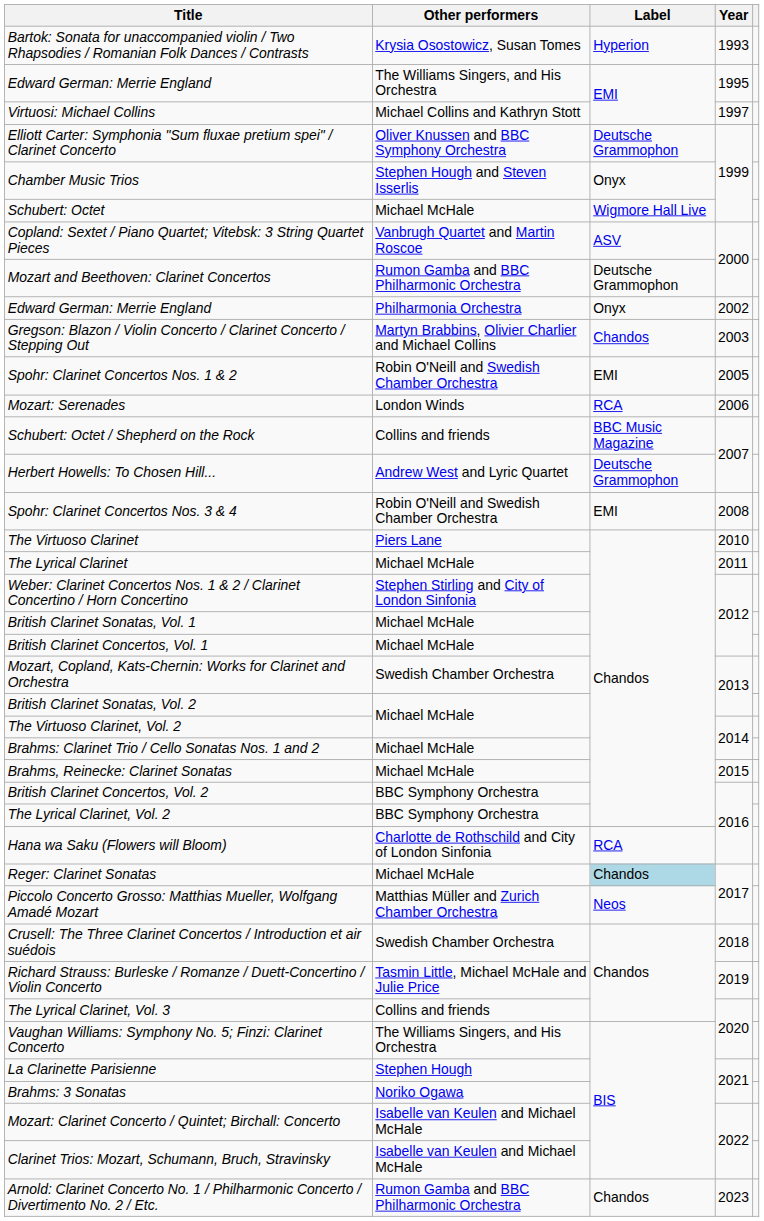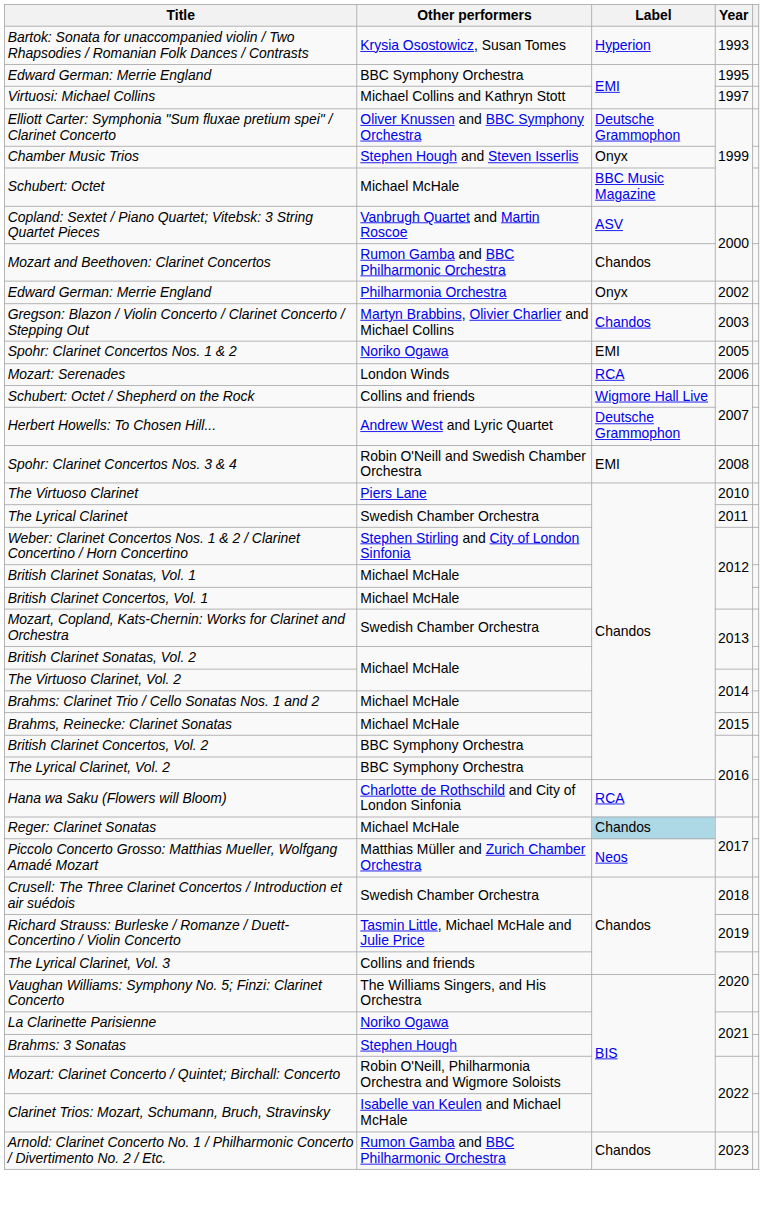(468, 83) The Williams Singers, and His Orchestra -> (442, 75) BBC Symphony Orchestra
(650, 210) Wigmore Hall Live -> (630, 187) BBC Music Magazine
(636, 278) Deutsche Grammophon -> (623, 262) Chandos
(457, 375) Robin O'Neill and Swedish Chamber Orchestra -> (404, 352) Noriko Ogawa
(628, 435) BBC Music Magazine -> (652, 396) Wigmore Hall Live
(425, 563) Michael McHale -> (450, 516) Swedish Chamber Orchestra
(424, 1070) Stephen Hough -> (404, 1023) Noriko Ogawa
(419, 1092) Noriko Ogawa -> (409, 1045) Stephen Hough
(475, 1122) Isabelle van Keulen and Michael McHale -> (460, 1075) Robin O'Neill, Philharmonia Orchestra and Wigmore Soloists
